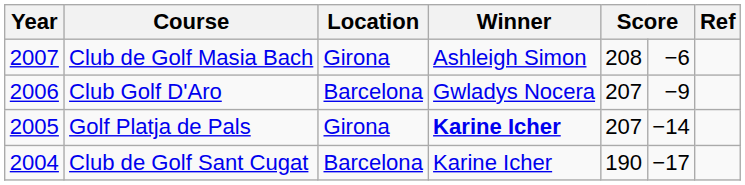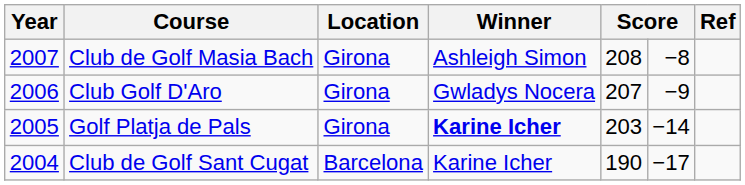(677, 57) −6 -> (677, 57) −8
(373, 92) Barcelona -> (357, 92) Girona
(624, 127) 207 -> (624, 127) 203
